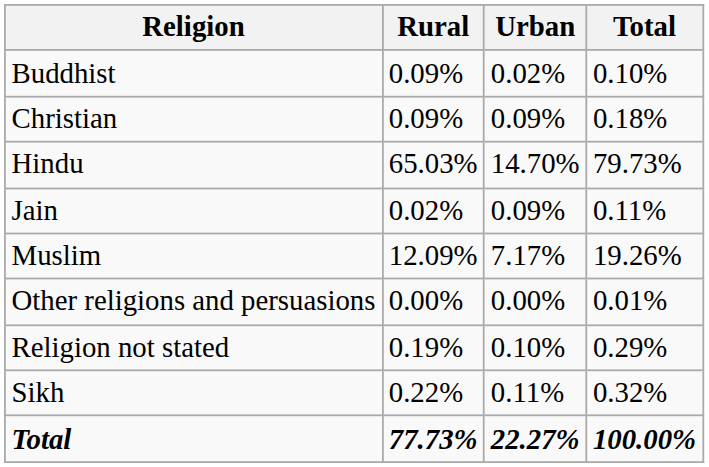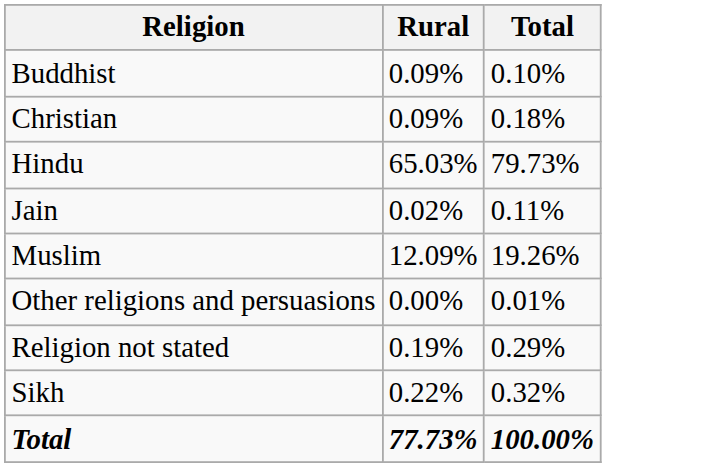- column: (535, 27)
